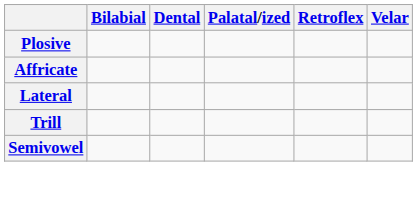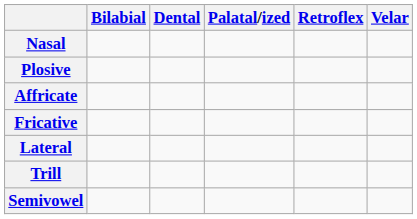+ row: (46, 43)
+ row: (46, 122)
